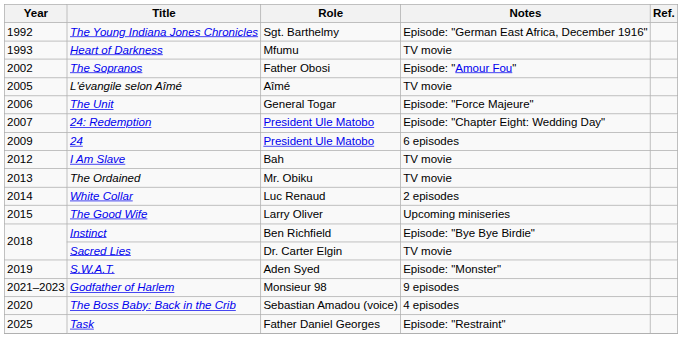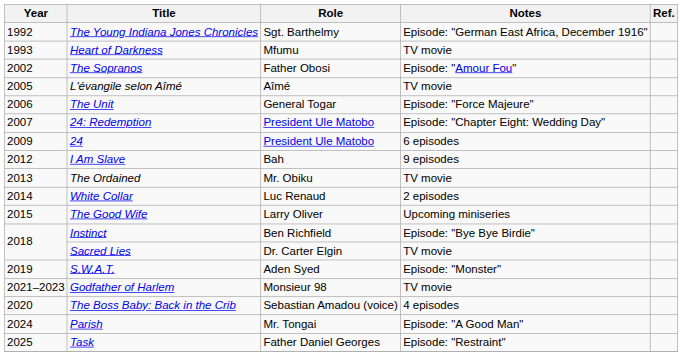(428, 159) TV movie -> (431, 159) 9 episodes
(431, 287) 9 episodes -> (428, 287) TV movie
+ row: (86, 324)
